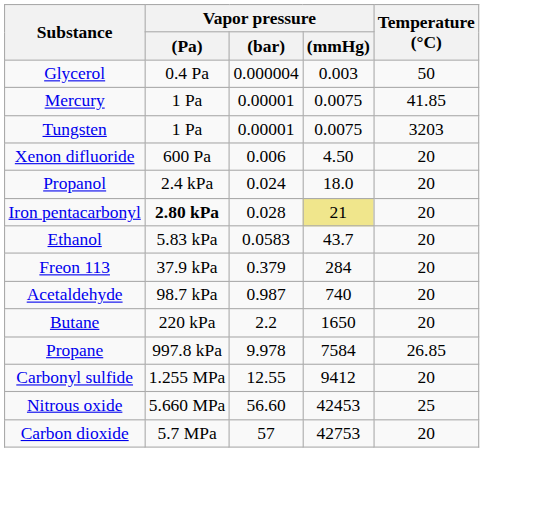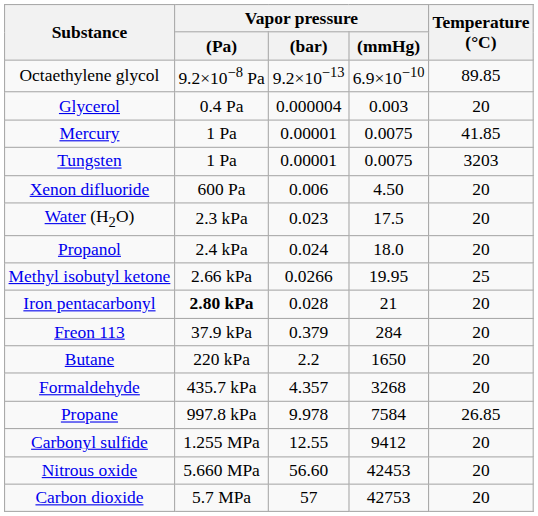+ row: (89, 75)
(426, 73) 50 -> (481, 106) 20
+ row: (89, 218)
+ row: (89, 276)
(338, 211) khaki background -> (389, 304) no background
- row: (75, 239)
- row: (75, 294)
+ row: (89, 387)
(426, 405) 25 -> (481, 470) 20
